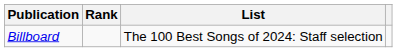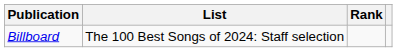columns swapped: (253, 15) <-> (101, 15)
